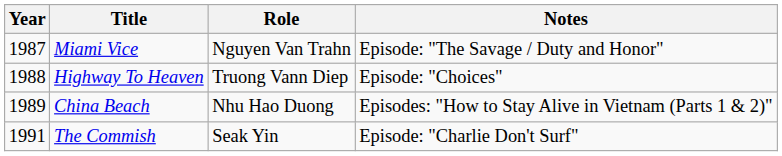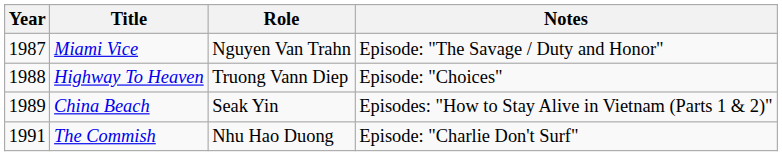(273, 106) Nhu Hao Duong -> (245, 106) Seak Yin
(245, 135) Seak Yin -> (273, 135) Nhu Hao Duong
